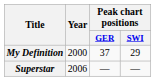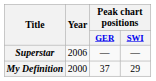rows swapped: (35, 53) <-> (35, 68)
